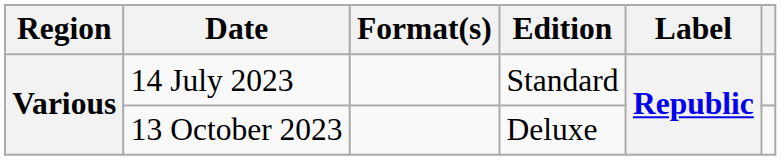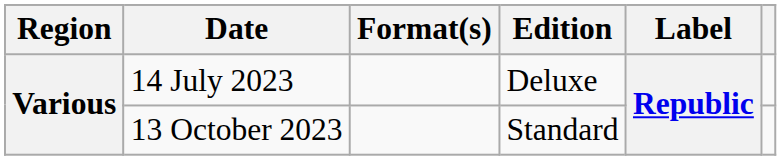(562, 79) Standard -> (552, 79) Deluxe
(552, 129) Deluxe -> (562, 129) Standard
